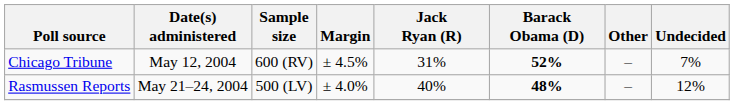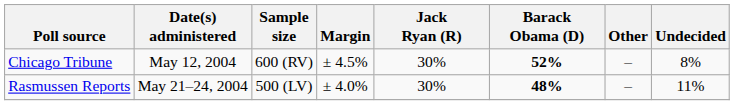(432, 61) 31% -> (432, 61) 30%
(691, 61) 7% -> (691, 61) 8%
(432, 87) 40% -> (432, 87) 30%
(691, 87) 12% -> (691, 87) 11%
